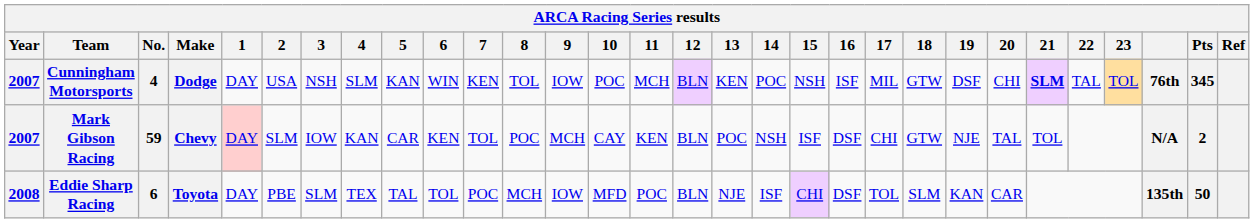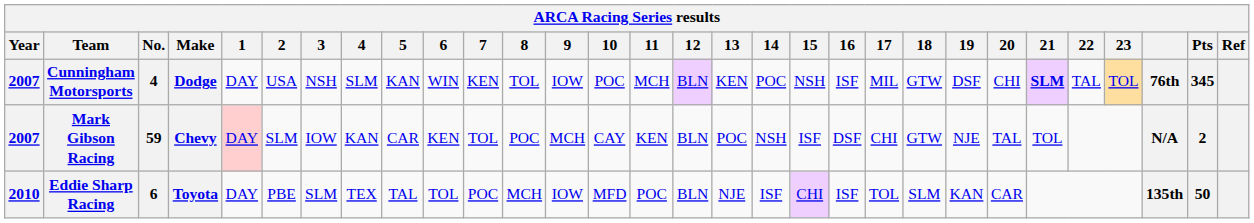(24, 194) 2008 -> (24, 194) 2010
(847, 194) DSF -> (847, 194) ISF
